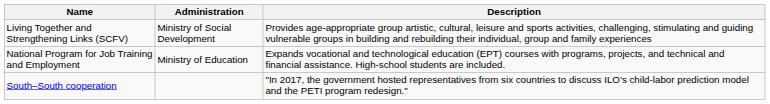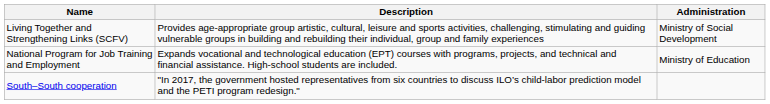columns swapped: (209, 12) <-> (514, 12)
